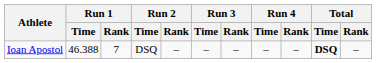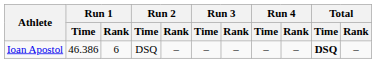(83, 50) 46.388 -> (83, 50) 46.386
(116, 50) 7 -> (116, 50) 6
